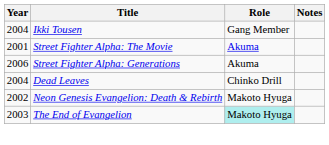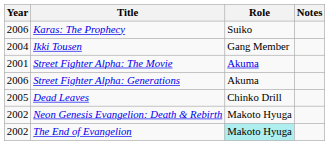+ row: (79, 30)
(18, 81) 2004 -> (18, 98) 2005
(18, 115) 2003 -> (18, 132) 2002
